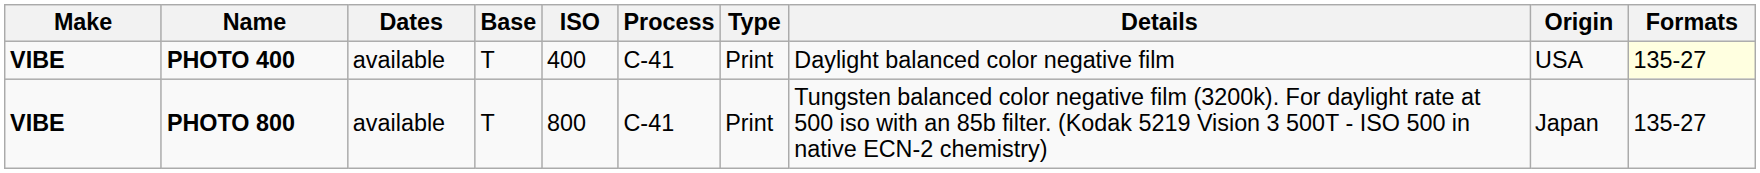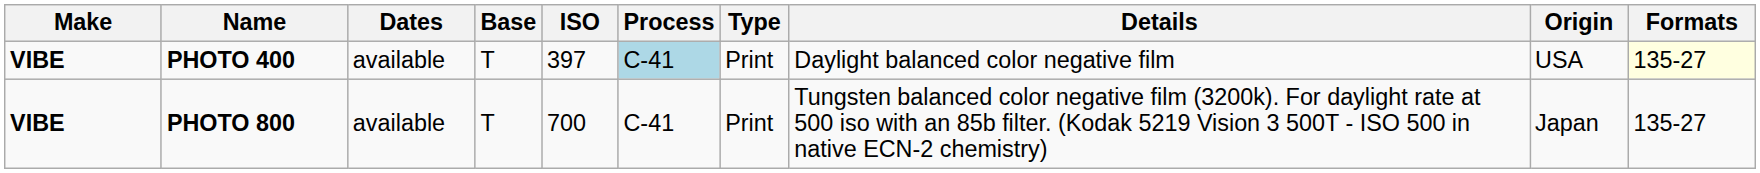(567, 60) 400 -> (567, 60) 397
(649, 60) no background -> (649, 60) lightblue background
(567, 123) 800 -> (567, 123) 700
